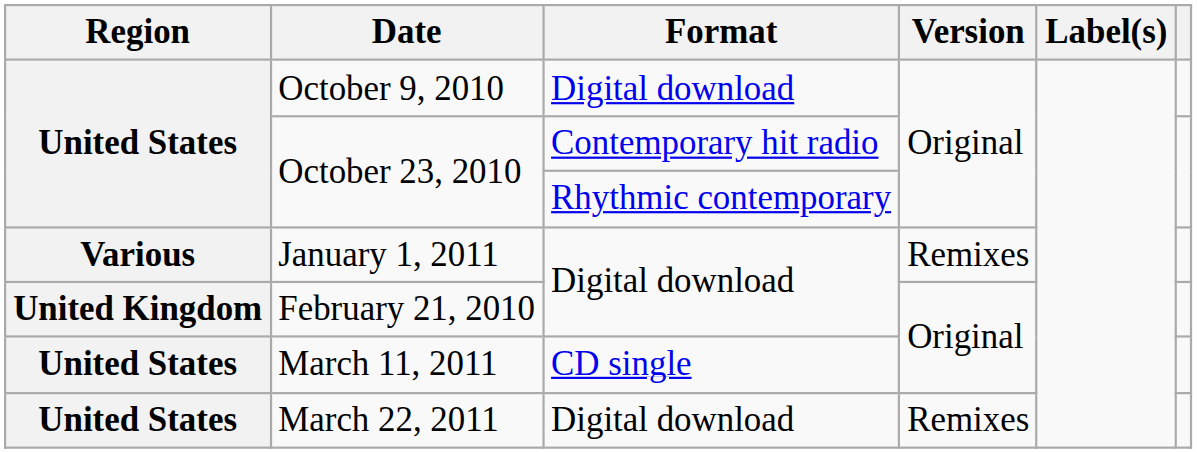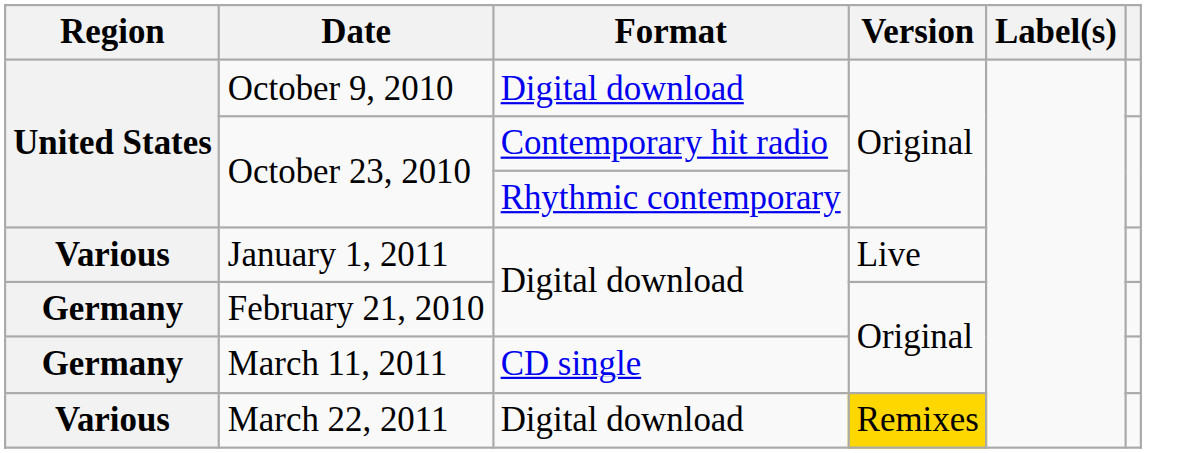(968, 253) Remixes -> (889, 253) Live
(138, 308) United Kingdom -> (112, 308) Germany
(138, 364) United States -> (112, 364) Germany
(138, 419) United States -> (112, 419) Various
(968, 419) no background -> (918, 419) gold background
